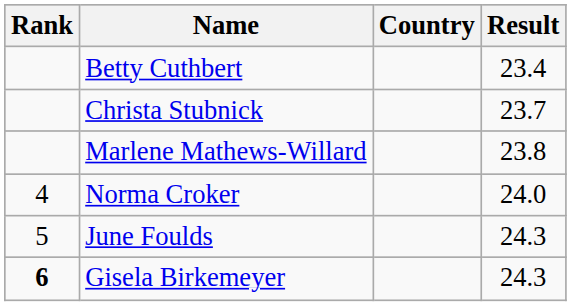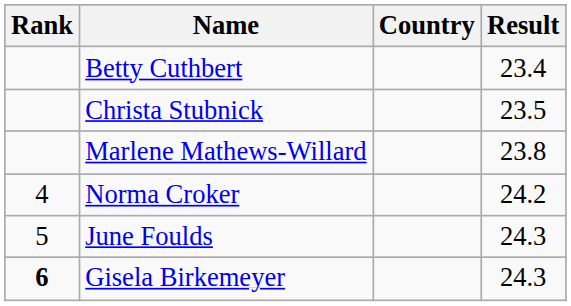(523, 109) 23.7 -> (523, 109) 23.5
(523, 194) 24.0 -> (523, 194) 24.2
